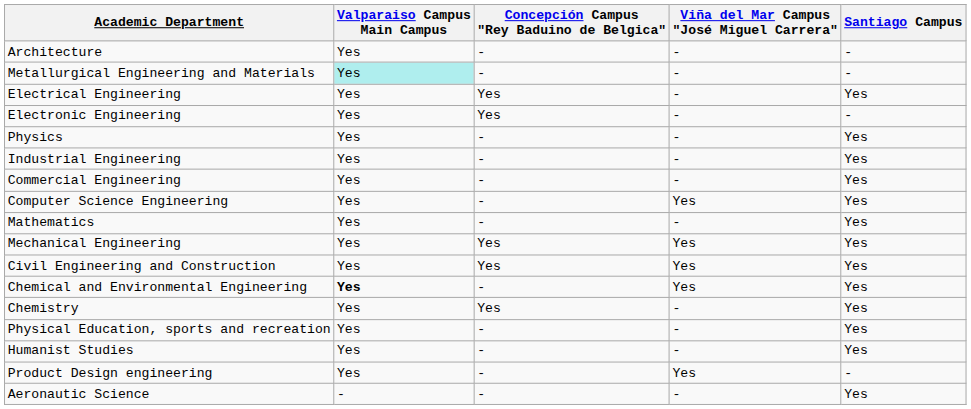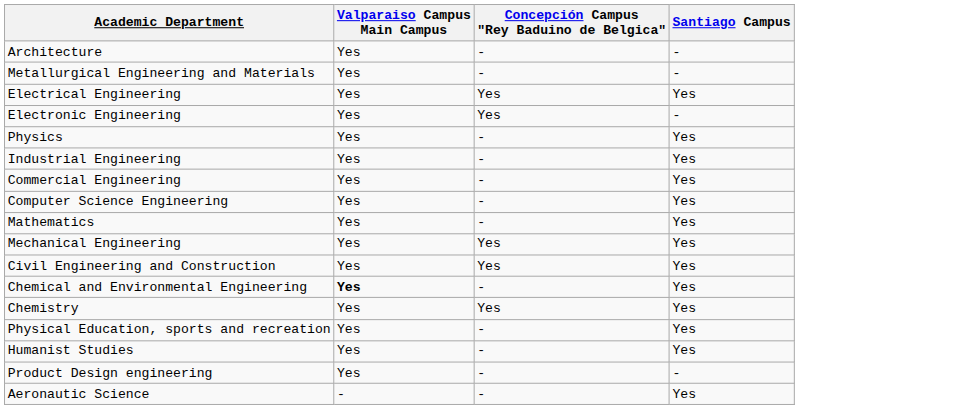- column: (755, 23)
(349, 73) paleturquoise background -> (349, 73) no background
